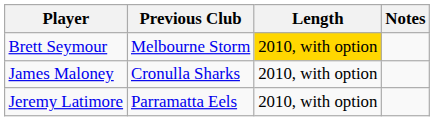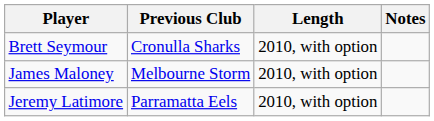(191, 46) Melbourne Storm -> (185, 46) Cronulla Sharks
(318, 46) gold background -> (318, 46) no background
(185, 74) Cronulla Sharks -> (191, 74) Melbourne Storm
